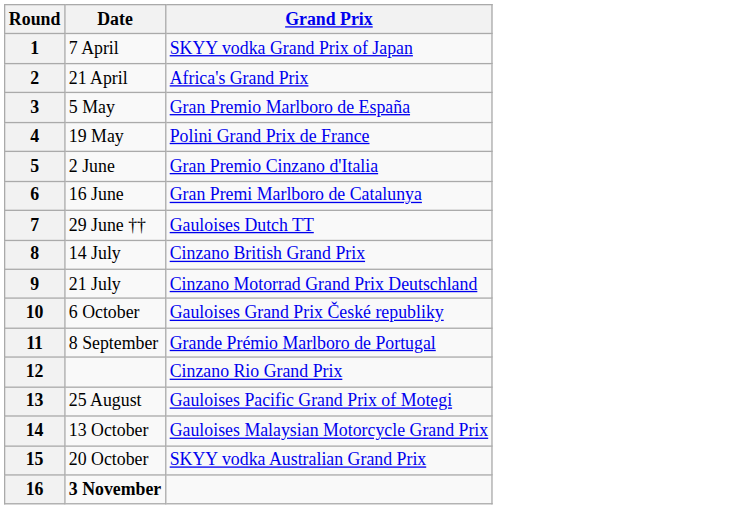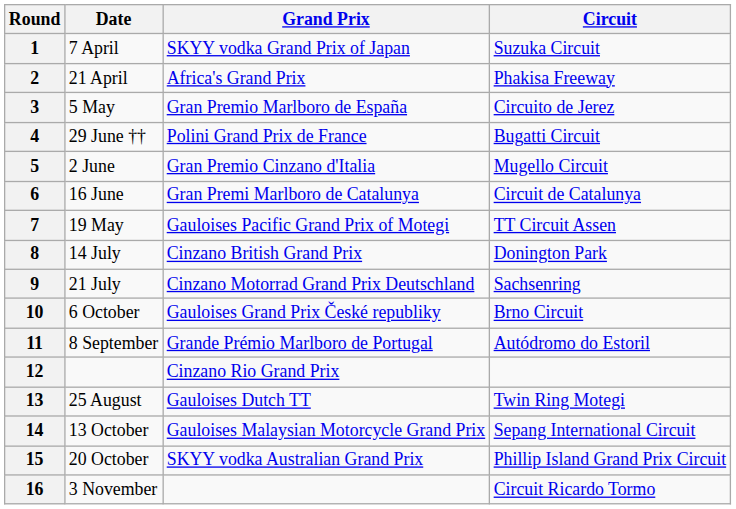+ column: (610, 18)
(96, 136) 19 May -> (107, 136) 29 June ††
(107, 224) 29 June †† -> (96, 224) 19 May
(242, 224) Gauloises Dutch TT -> (308, 224) Gauloises Pacific Grand Prix of Motegi
(311, 400) Gauloises Pacific Grand Prix of Motegi -> (239, 400) Gauloises Dutch TT
(115, 489) bold -> (113, 489) normal
